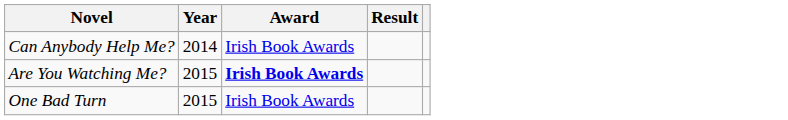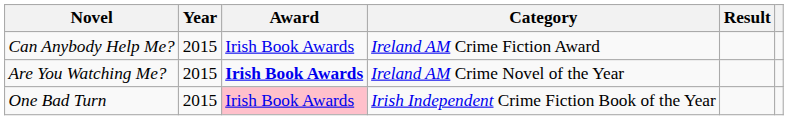+ column: (543, 18)
(200, 45) 2014 -> (200, 45) 2015
(290, 100) no background -> (290, 100) pink background
